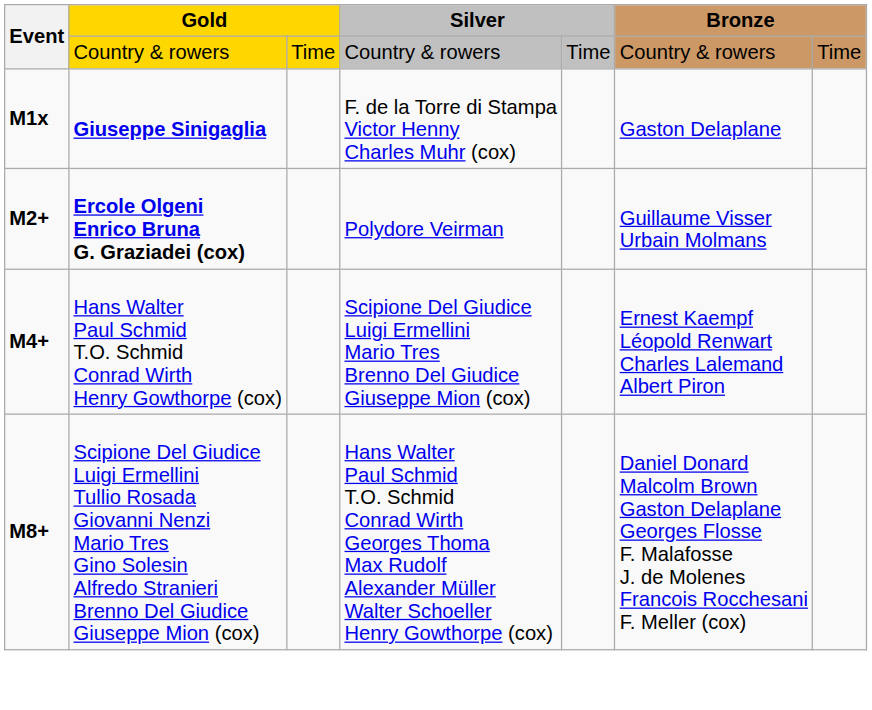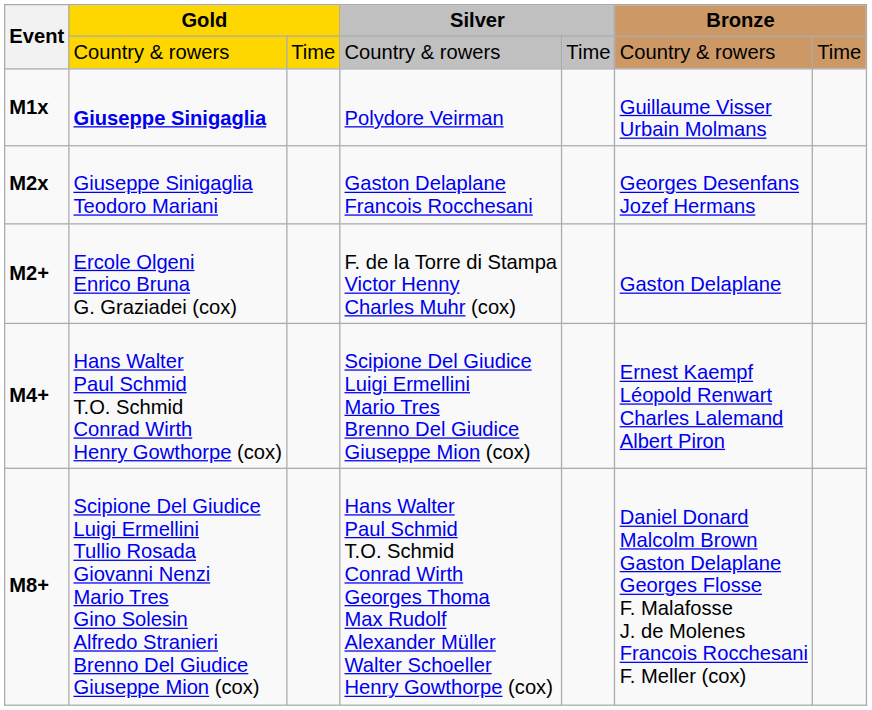(451, 129) F. de la Torre di Stampa Victor Henny Charles Muhr (cox) -> (424, 118) Polydore Veirman
(700, 129) Gaston Delaplane -> (696, 118) Guillaume Visser Urbain Molmans
+ row: (29, 184)
(159, 229) bold -> (155, 284) normal
(424, 229) Polydore Veirman -> (451, 284) F. de la Torre di Stampa Victor Henny Charles Muhr (cox)
(696, 229) Guillaume Visser Urbain Molmans -> (700, 284) Gaston Delaplane
